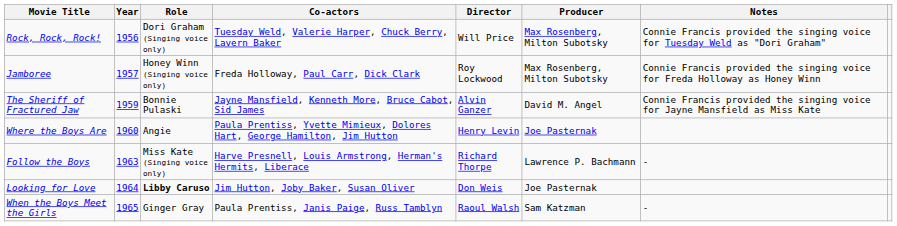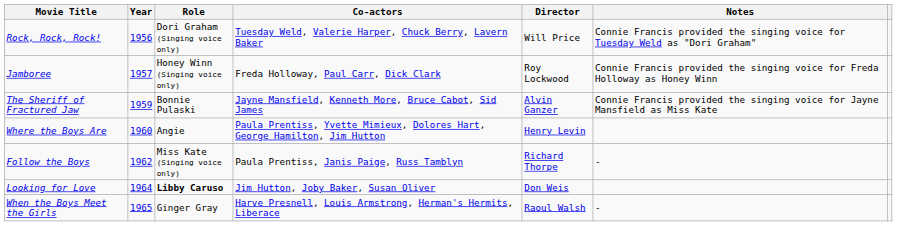- column: (581, 12)
(127, 162) 1963 -> (141, 162) 1962
(328, 162) Harve Presnell, Louis Armstrong, Herman's Hermits, Liberace -> (349, 162) Paula Prentiss, Janis Paige, Russ Tamblyn
(328, 208) Paula Prentiss, Janis Paige, Russ Tamblyn -> (374, 208) Harve Presnell, Louis Armstrong, Herman's Hermits, Liberace
